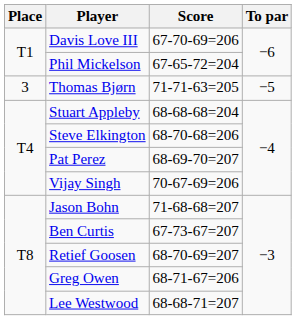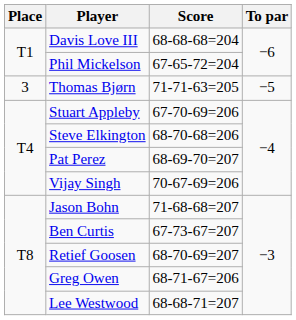(196, 40) 67-70-69=206 -> (196, 40) 68-68-68=204
(196, 111) 68-68-68=204 -> (196, 111) 67-70-69=206
